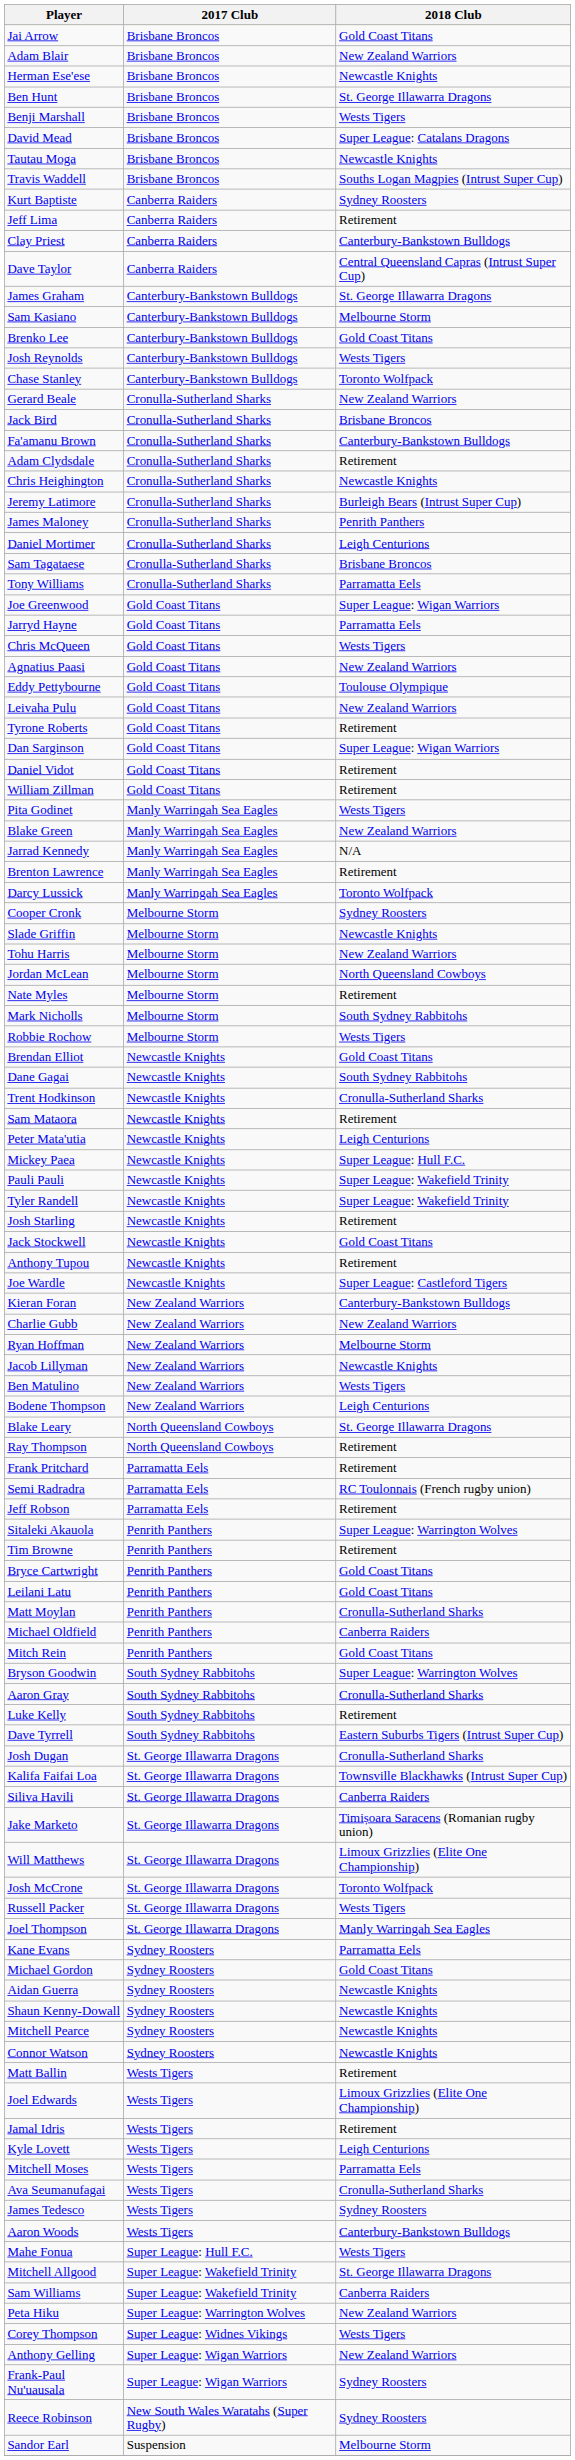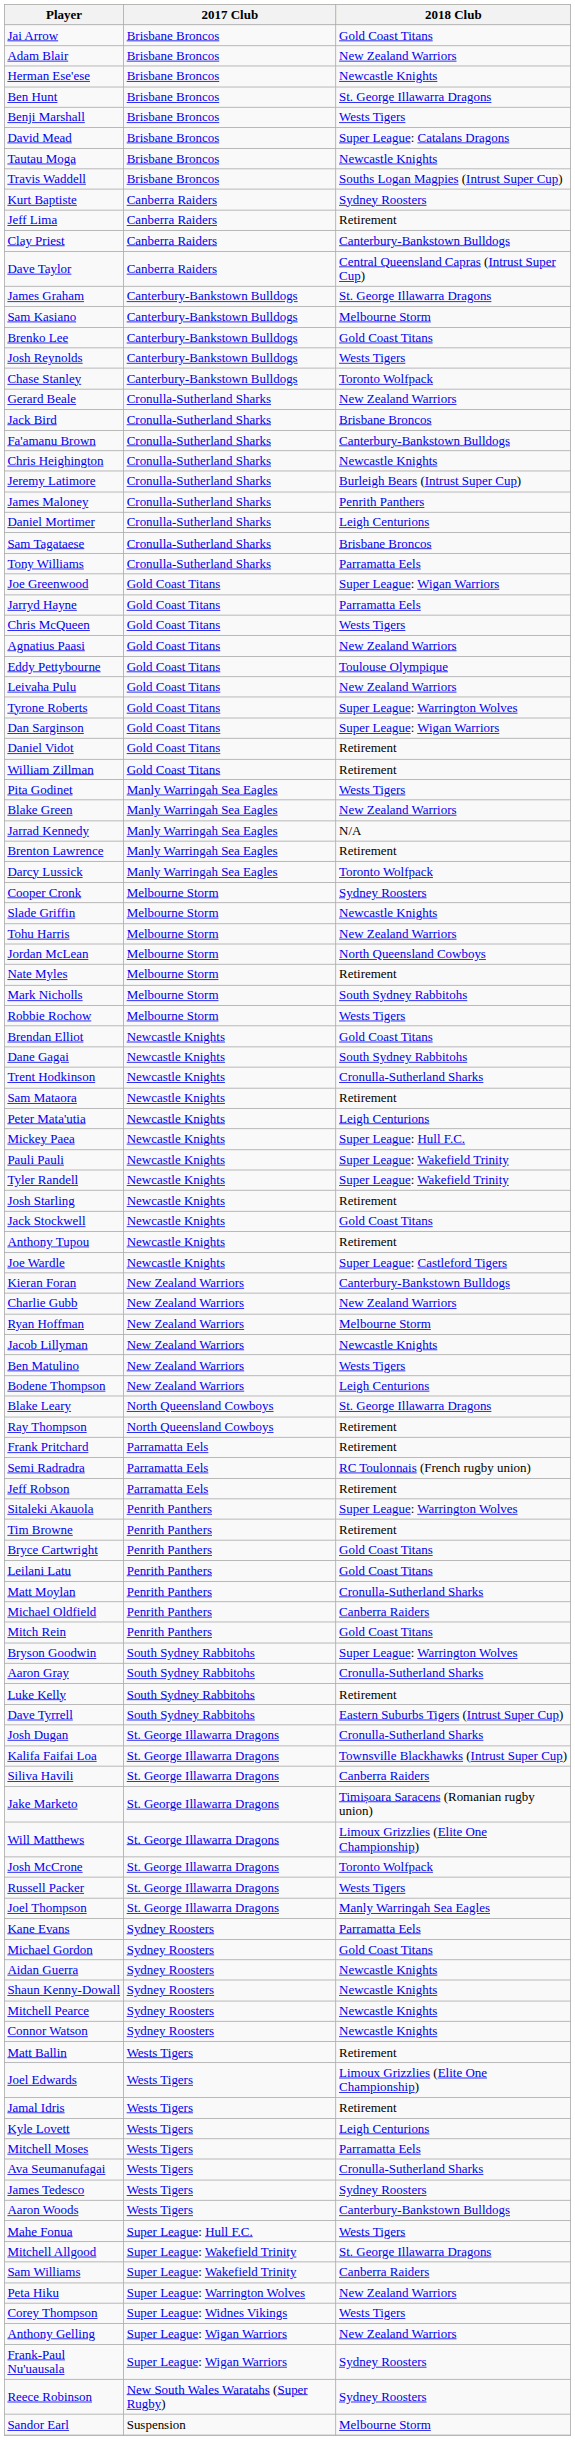- row: (51, 460)
(368, 728) Retirement -> (428, 707) Super League: Warrington Wolves
